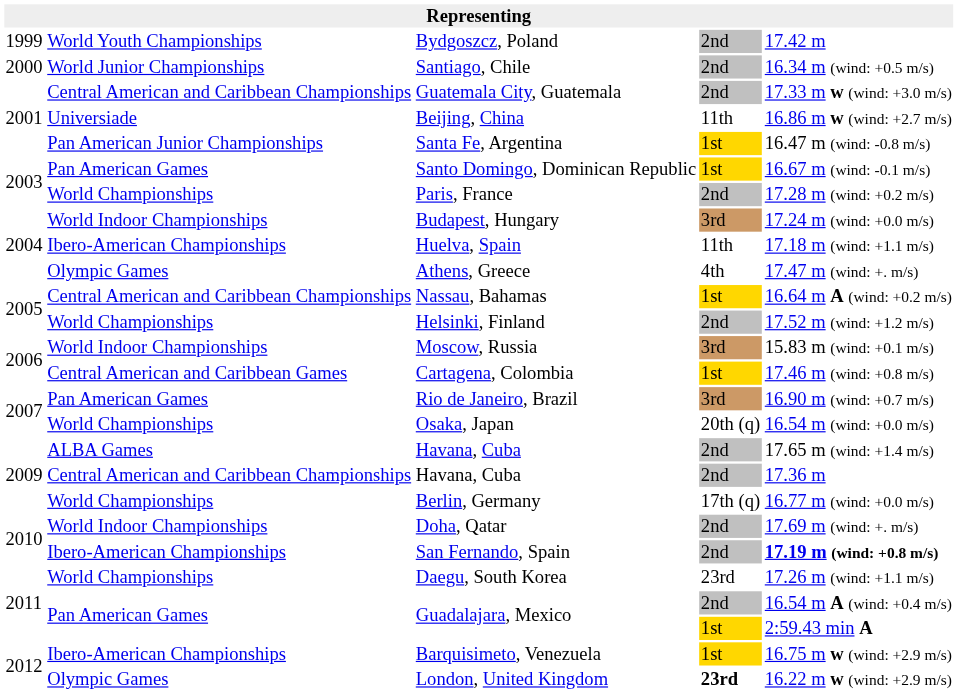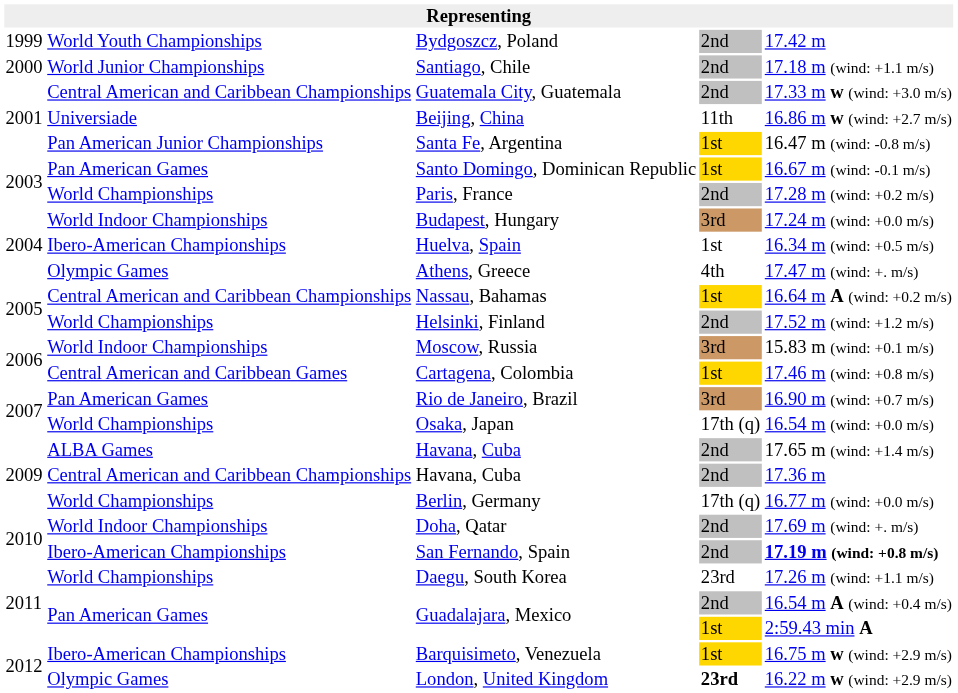(849, 66) 16.34 m (wind: +0.5 m/s) -> (849, 66) 17.18 m (wind: +1.1 m/s)
(717, 245) 11th -> (712, 245) 1st
(849, 245) 17.18 m (wind: +1.1 m/s) -> (849, 245) 16.34 m (wind: +0.5 m/s)
(730, 424) 20th (q) -> (730, 424) 17th (q)
